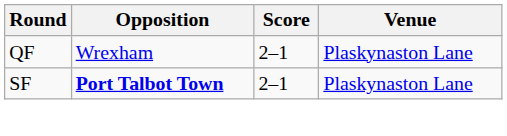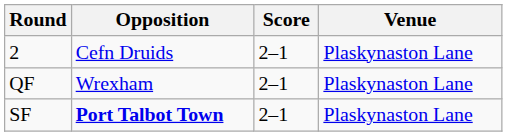+ row: (14, 51)
